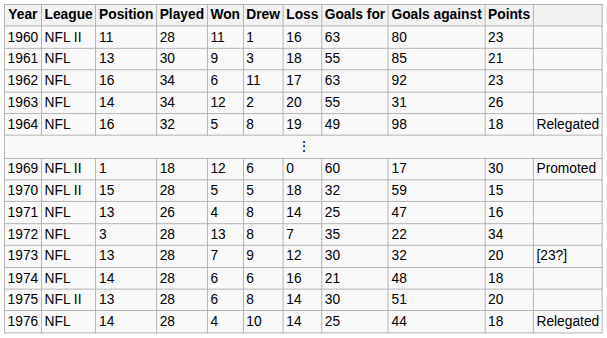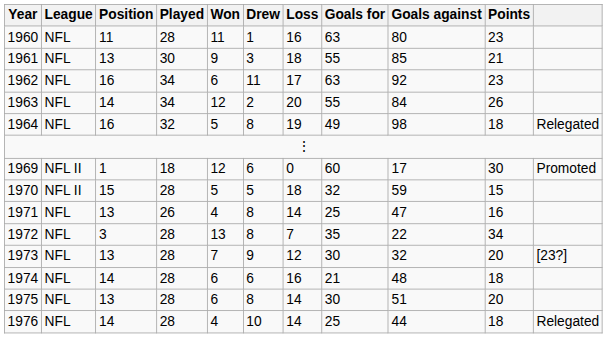(63, 37) NFL II -> (58, 37) NFL
(399, 102) 31 -> (399, 102) 84
(63, 299) NFL II -> (58, 299) NFL
